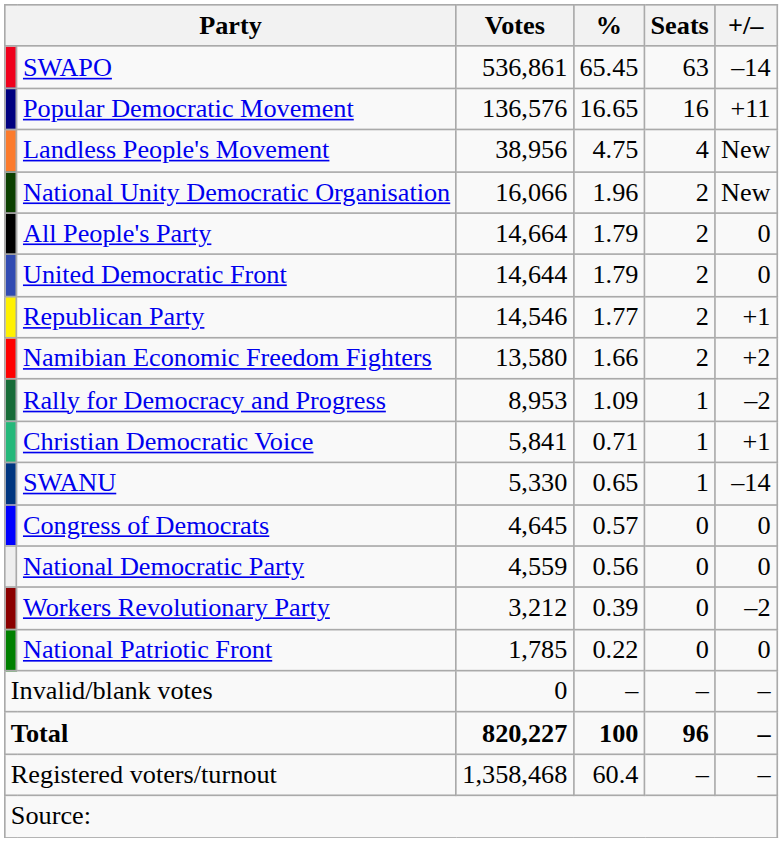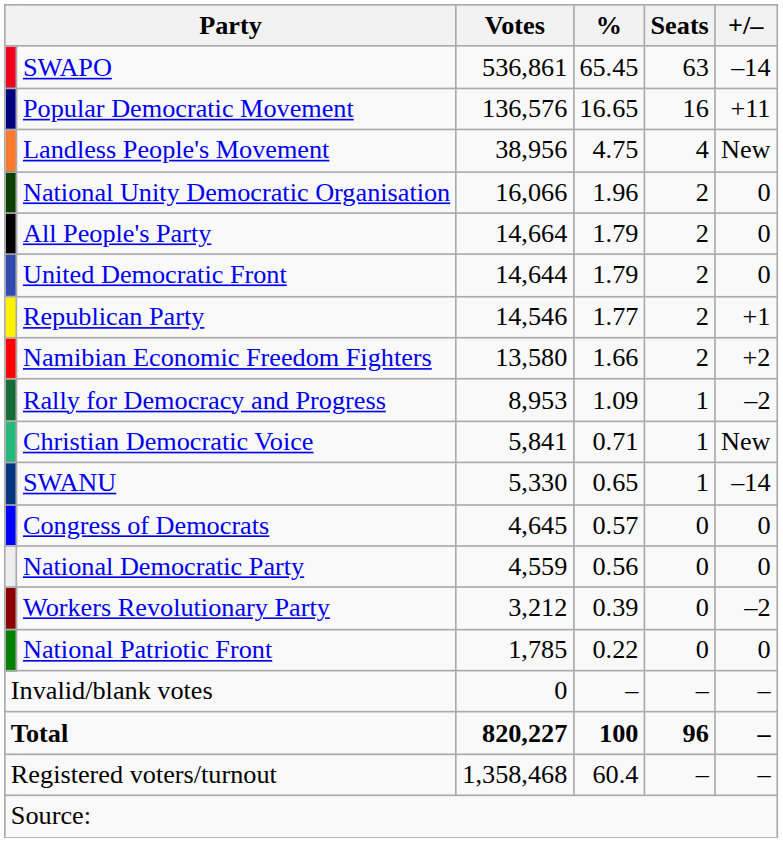(746, 191) New -> (764, 191) 0
(757, 441) +1 -> (746, 441) New
